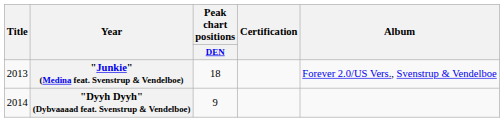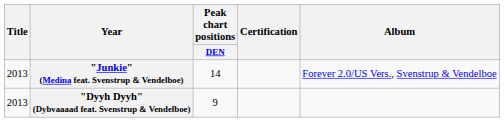(215, 74) 18 -> (215, 74) 14
(17, 102) 2014 -> (17, 102) 2013
